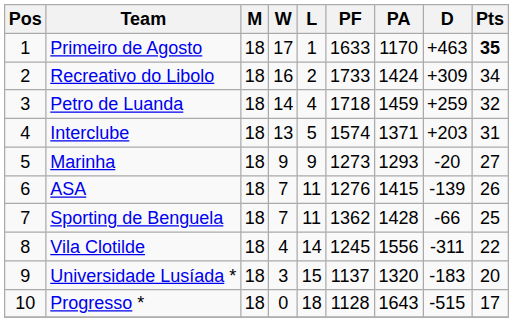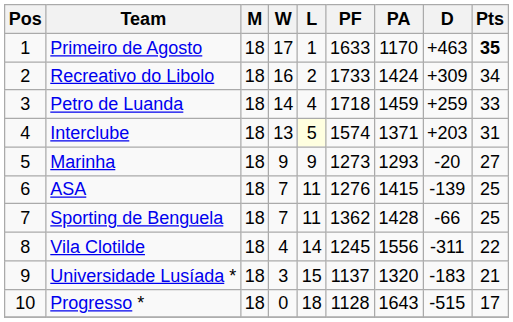(490, 105) 32 -> (490, 105) 33
(312, 133) no background -> (312, 133) lightyellow background
(490, 190) 26 -> (490, 190) 25
(490, 275) 20 -> (490, 275) 21
